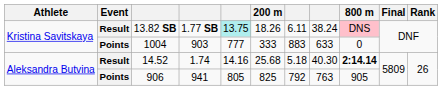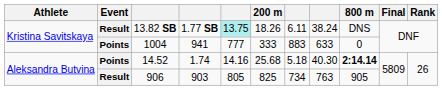(359, 29) pink background -> (359, 29) no background
(200, 45) 903 -> (200, 45) 941
(114, 61) Result -> (114, 61) Points
(114, 77) Points -> (114, 77) Result
(200, 77) 941 -> (200, 77) 903
(297, 77) 792 -> (297, 77) 734
